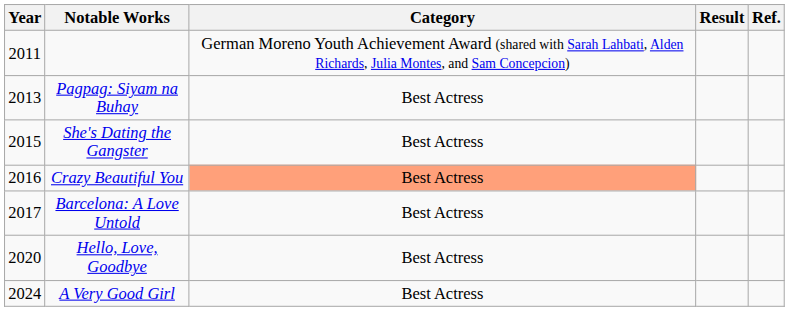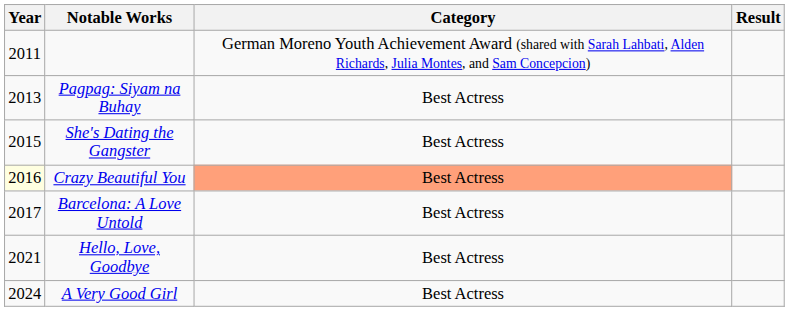- column: (766, 17)
(25, 177) no background -> (25, 177) lightyellow background
(25, 257) 2020 -> (25, 257) 2021
